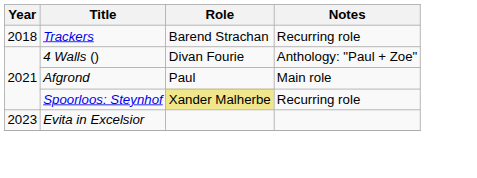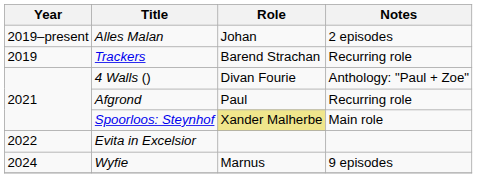+ row: (129, 36)
(22, 36) 2018 -> (22, 57) 2019
(304, 78) Main role -> (370, 99) Recurring role
(319, 99) Recurring role -> (356, 120) Main role
(22, 120) 2023 -> (22, 141) 2022
+ row: (111, 162)
